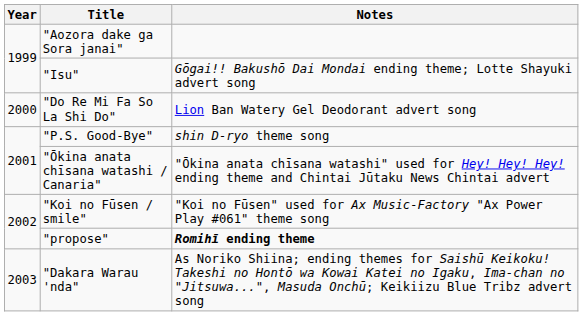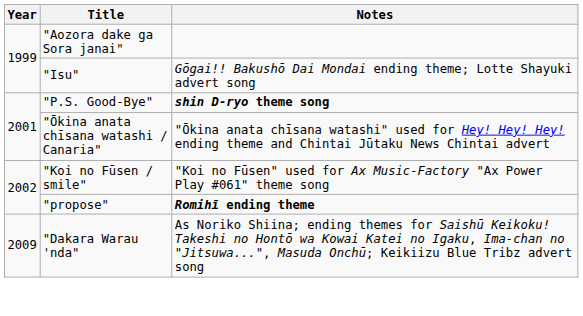- row: (98, 109)
(252, 136) normal -> (252, 102) bold
(22, 280) 2003 -> (22, 245) 2009
